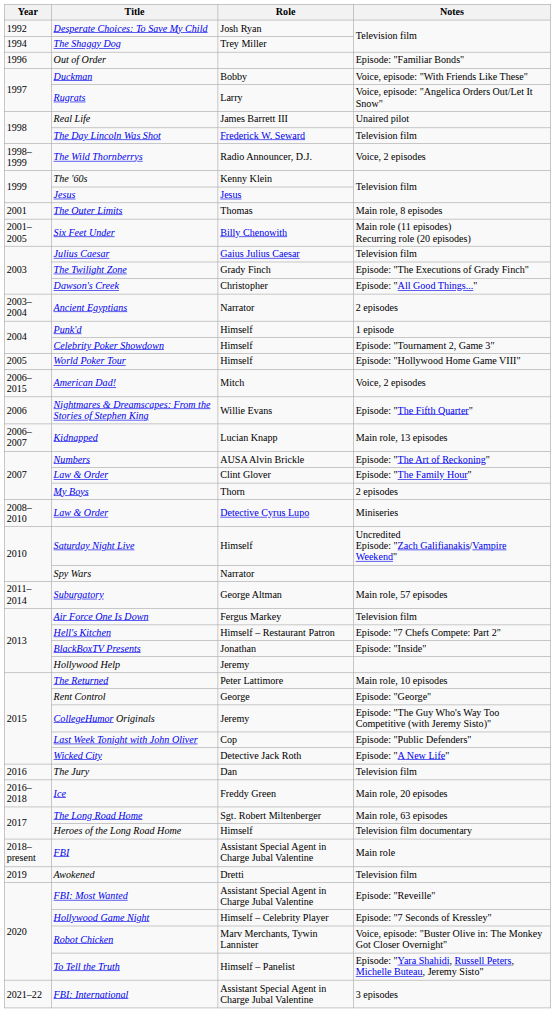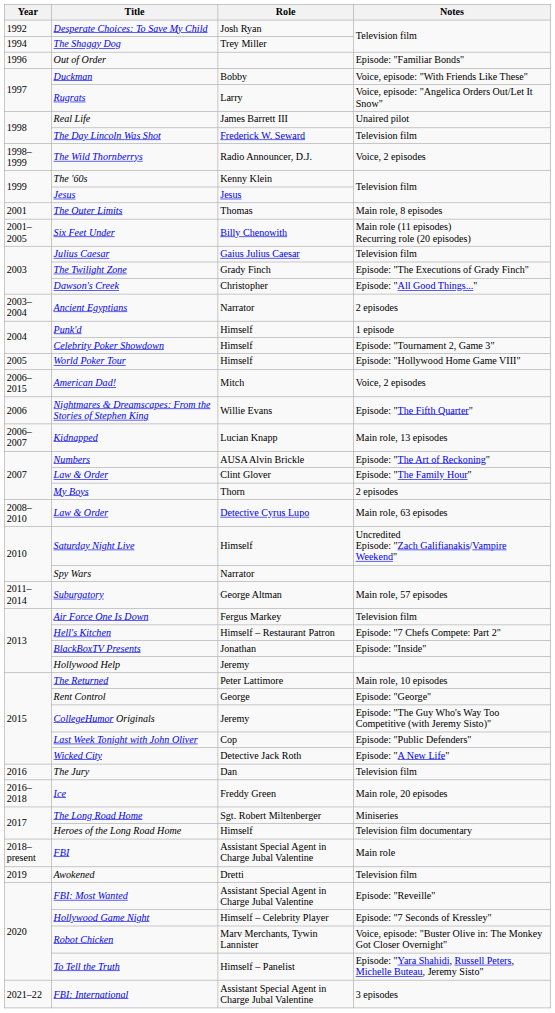(377, 513) Miniseries -> (402, 513) Main role, 63 episodes
(402, 815) Main role, 63 episodes -> (377, 815) Miniseries
